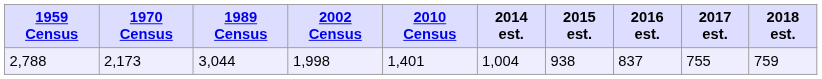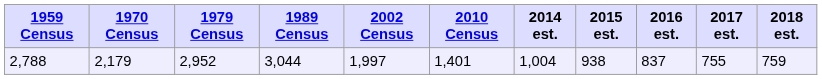+ column: (217, 26)
(122, 61) 2,173 -> (113, 61) 2,179
(311, 61) 1,998 -> (368, 61) 1,997
